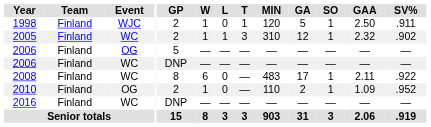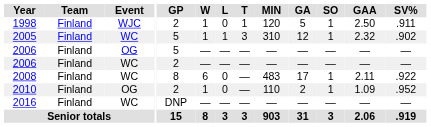(176, 37) 2 -> (176, 37) 5
(176, 63) DNP -> (176, 63) 2
